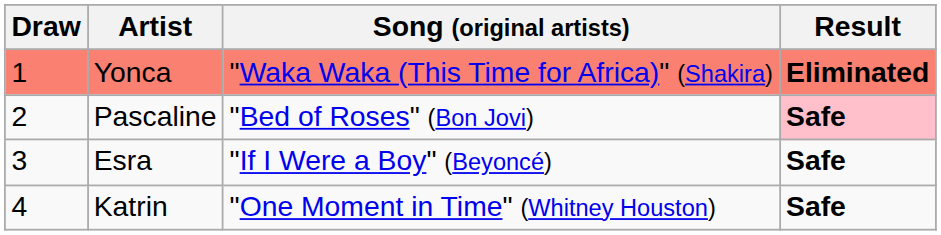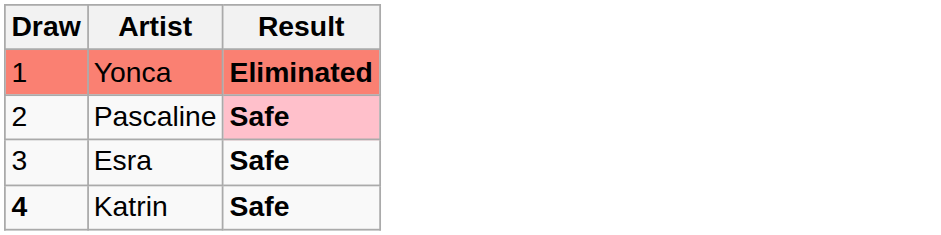- column: (501, 26)
(19, 206) normal -> (19, 206) bold
